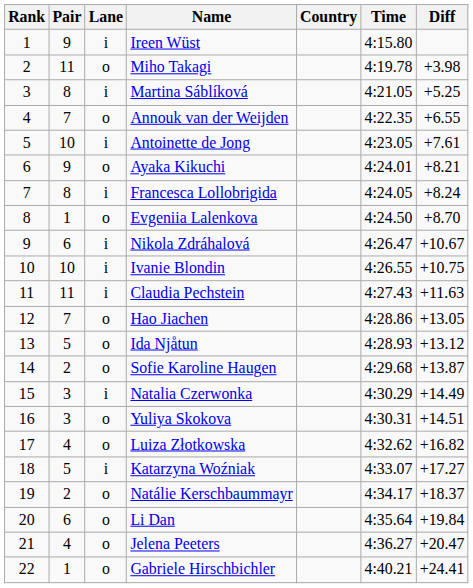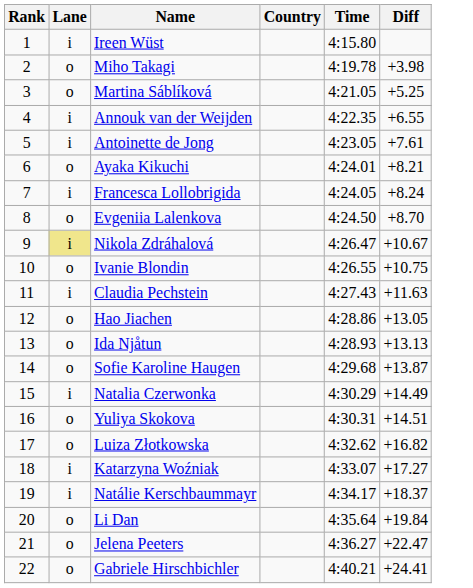- column: (67, 17)
(106, 92) i -> (70, 92) o
(106, 117) o -> (70, 117) i
(106, 243) no background -> (70, 243) khaki background
(106, 268) i -> (70, 268) o
(442, 343) +13.12 -> (406, 343) +13.13
(106, 494) o -> (70, 494) i
(442, 544) +20.47 -> (406, 544) +22.47
